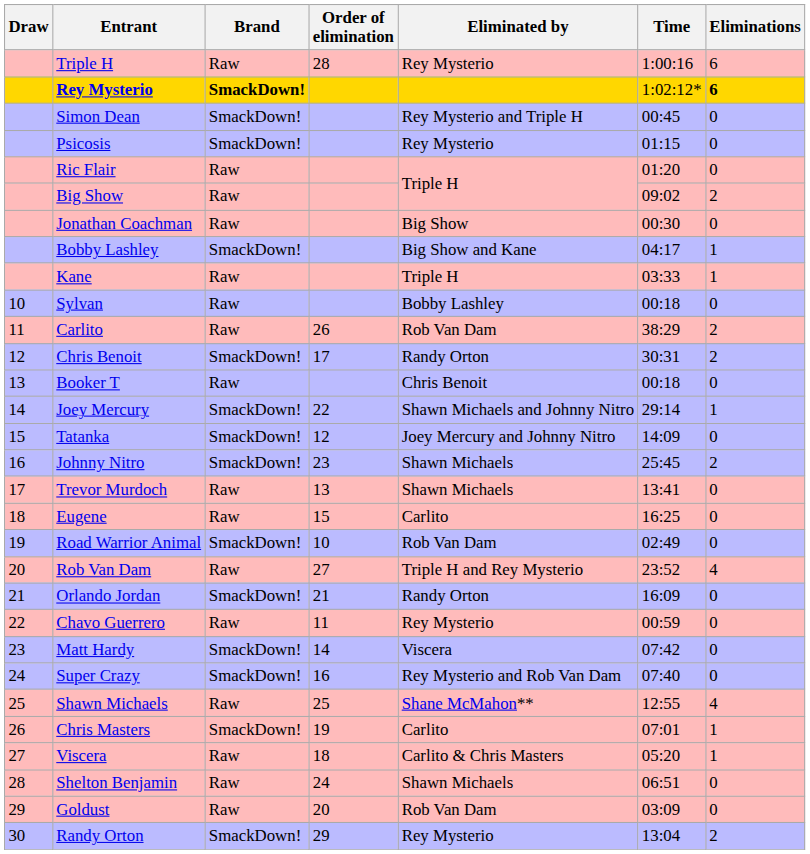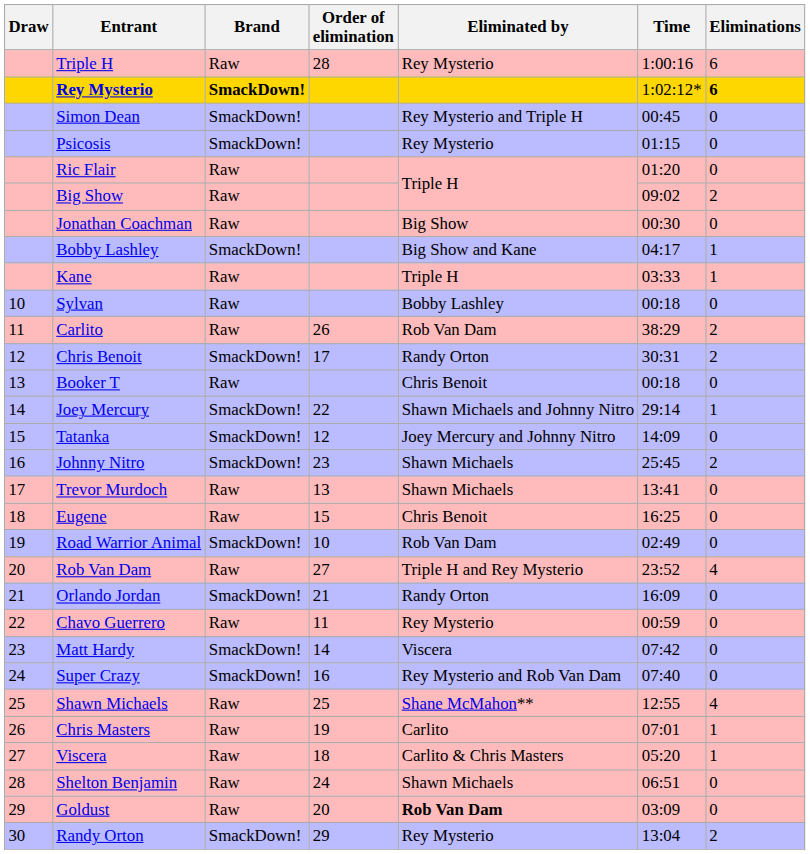(425, 516) Carlito -> (444, 516) Chris Benoit
(255, 729) SmackDown! -> (224, 729) Raw
(449, 809) normal -> (452, 809) bold
